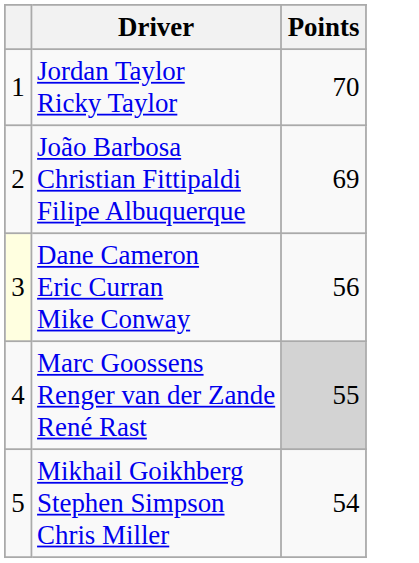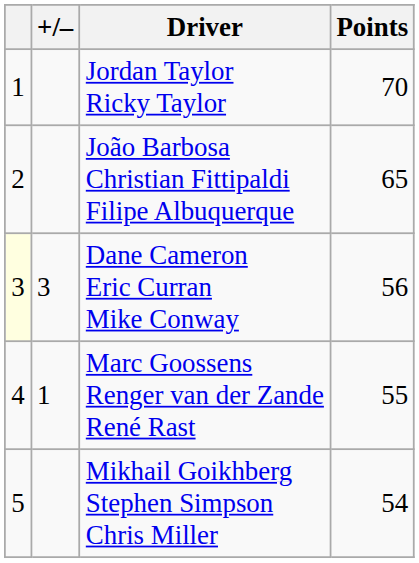+ column: (55, 26)
(346, 179) 69 -> (395, 179) 65
(346, 395) lightgrey background -> (395, 395) no background
